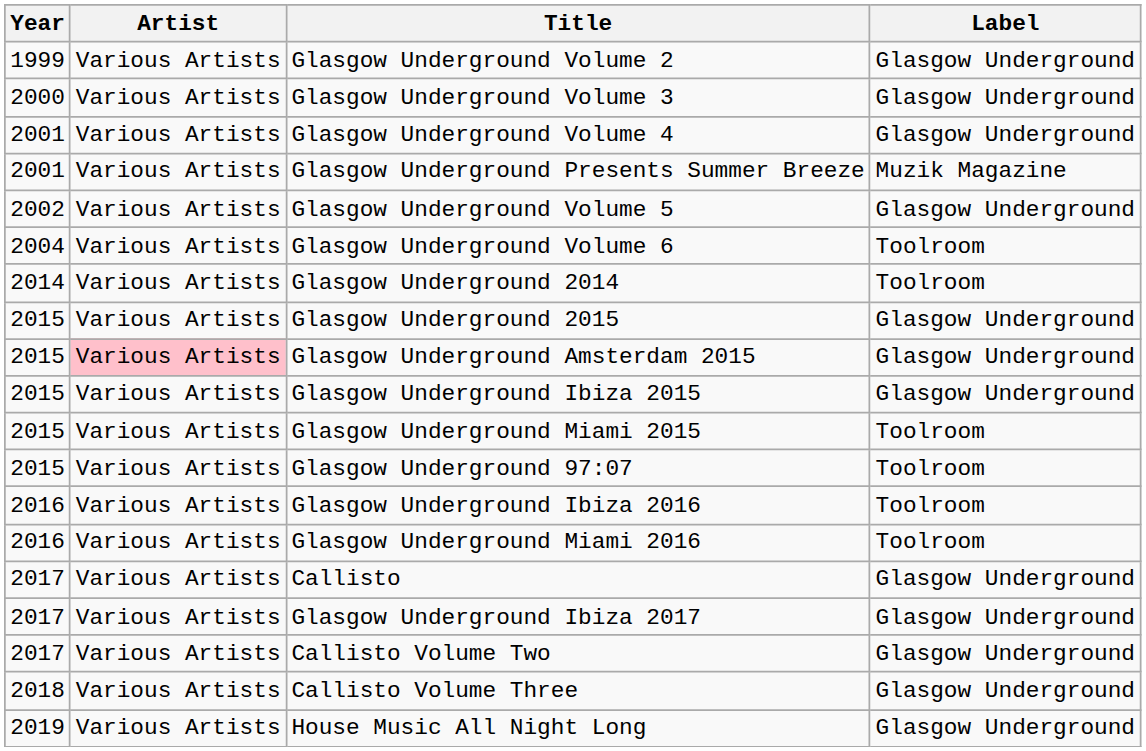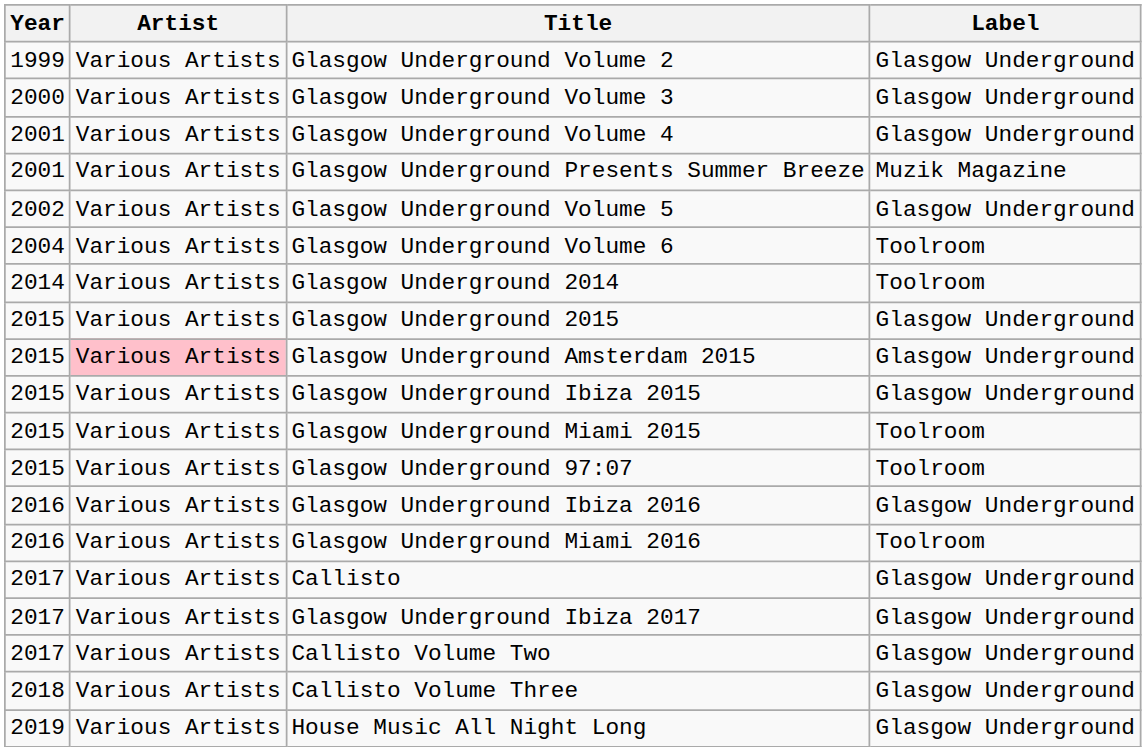(930, 505) Toolroom -> (1005, 505) Glasgow Underground
